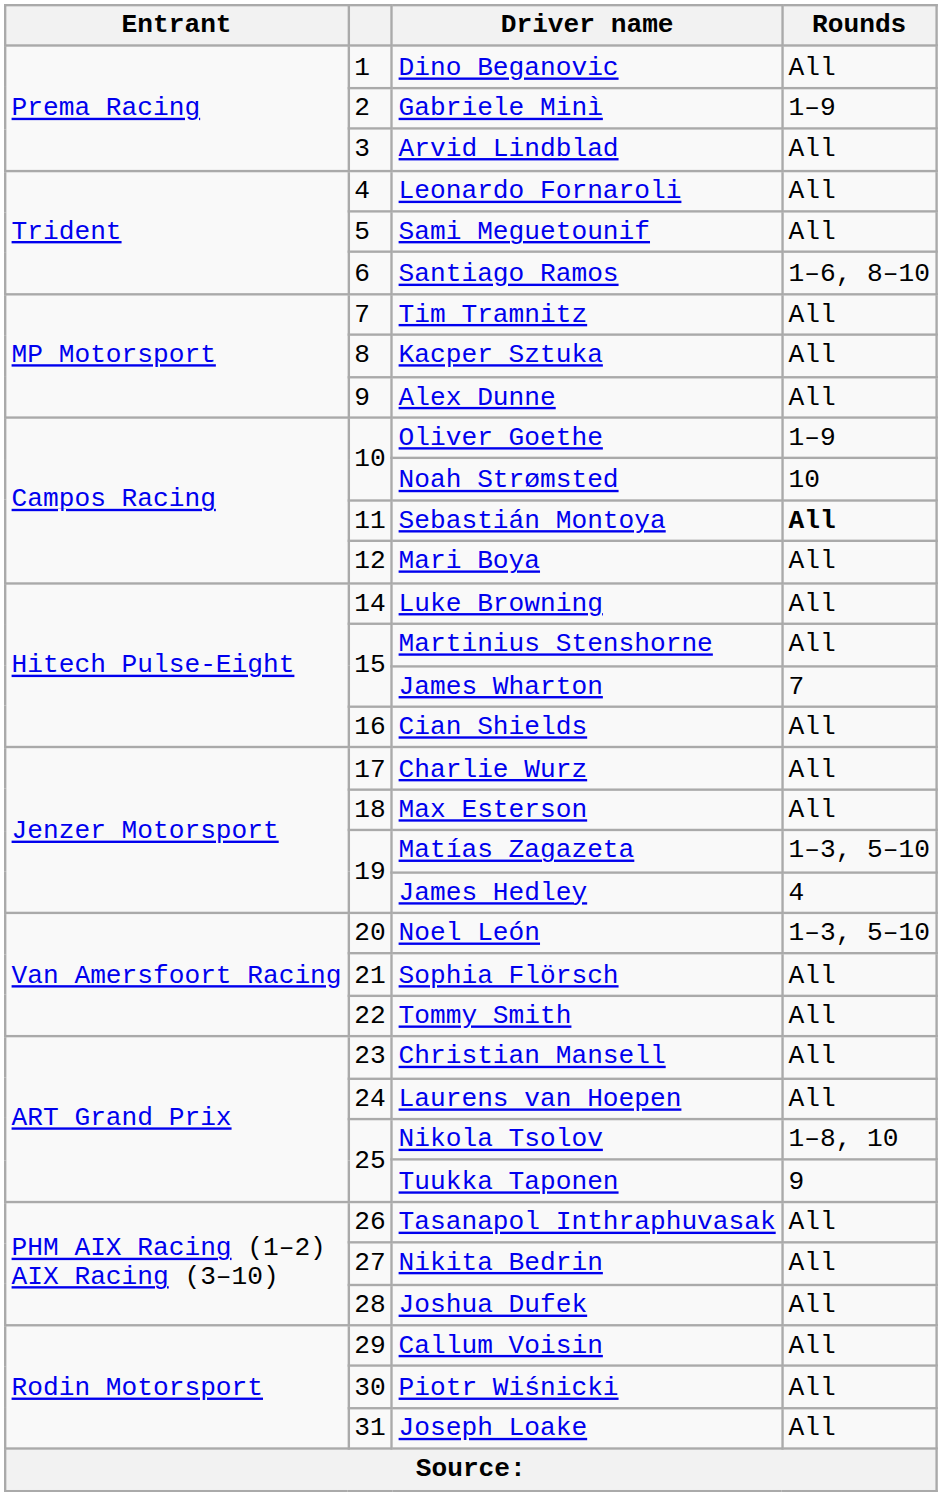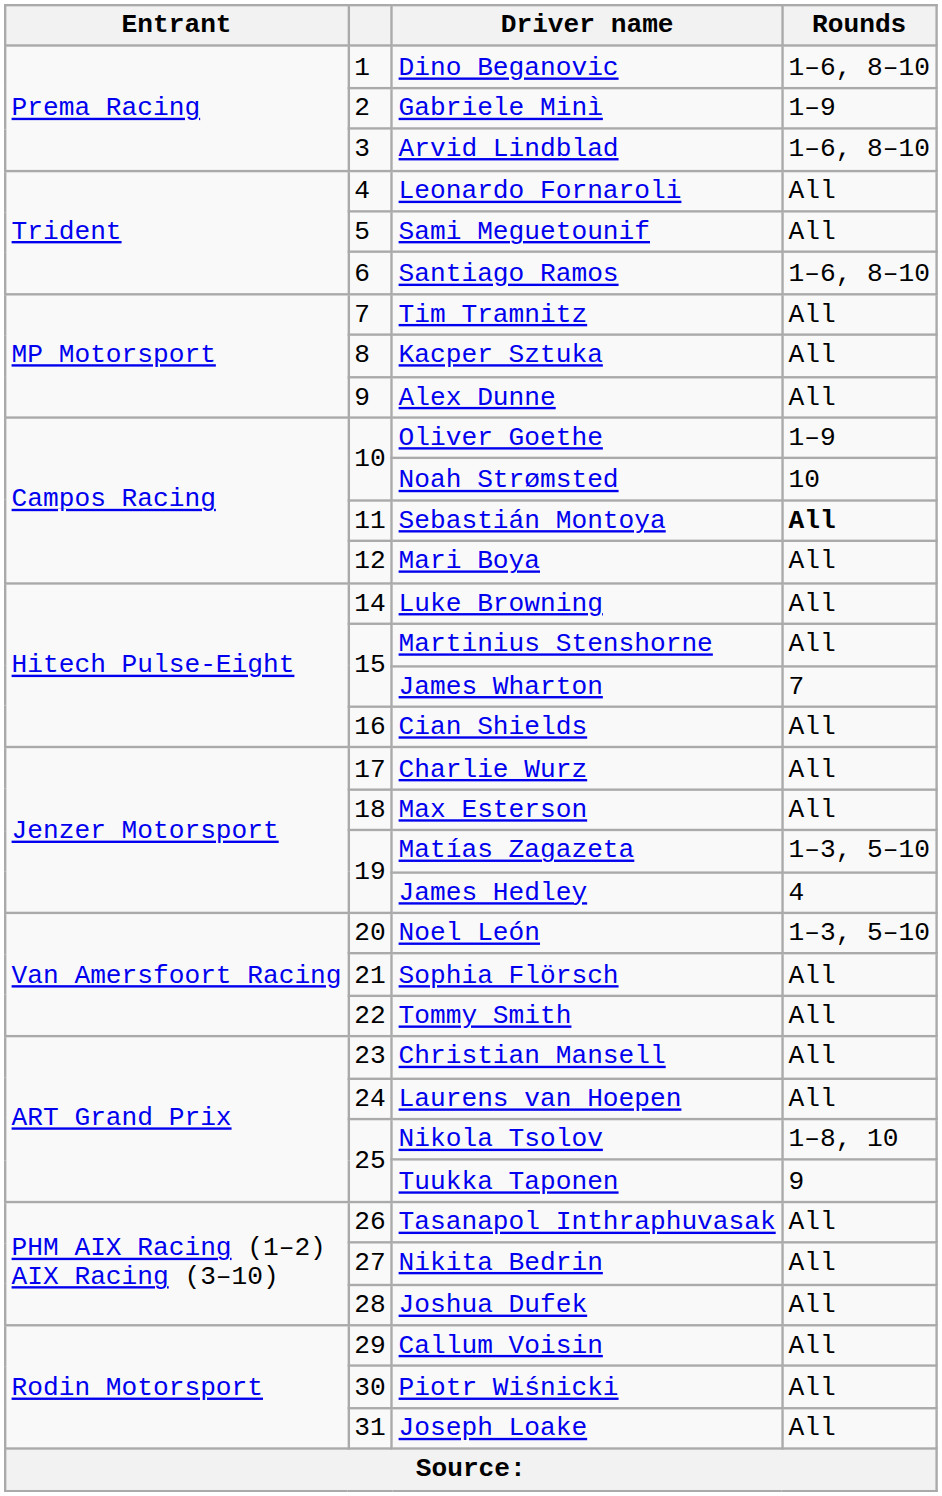(812, 67) All -> (859, 67) 1–6, 8–10
(812, 150) All -> (859, 150) 1–6, 8–10
